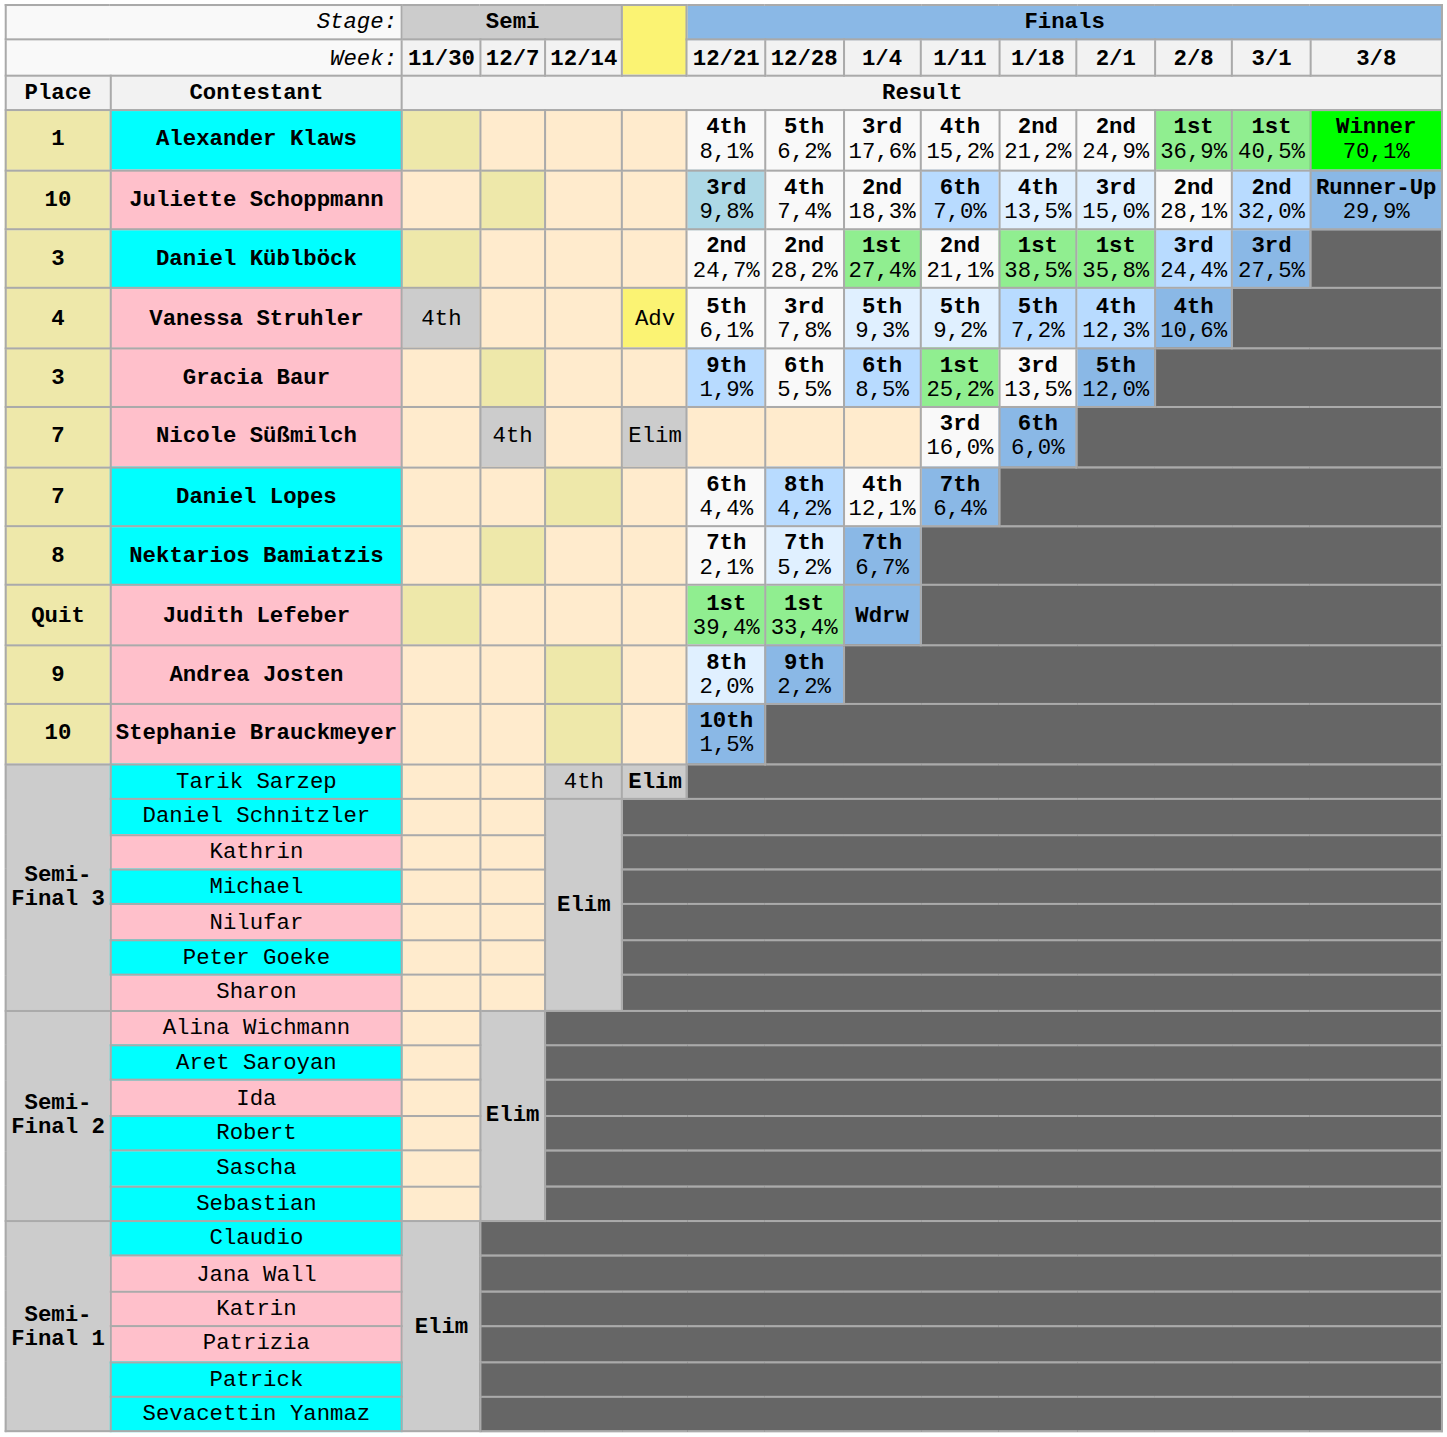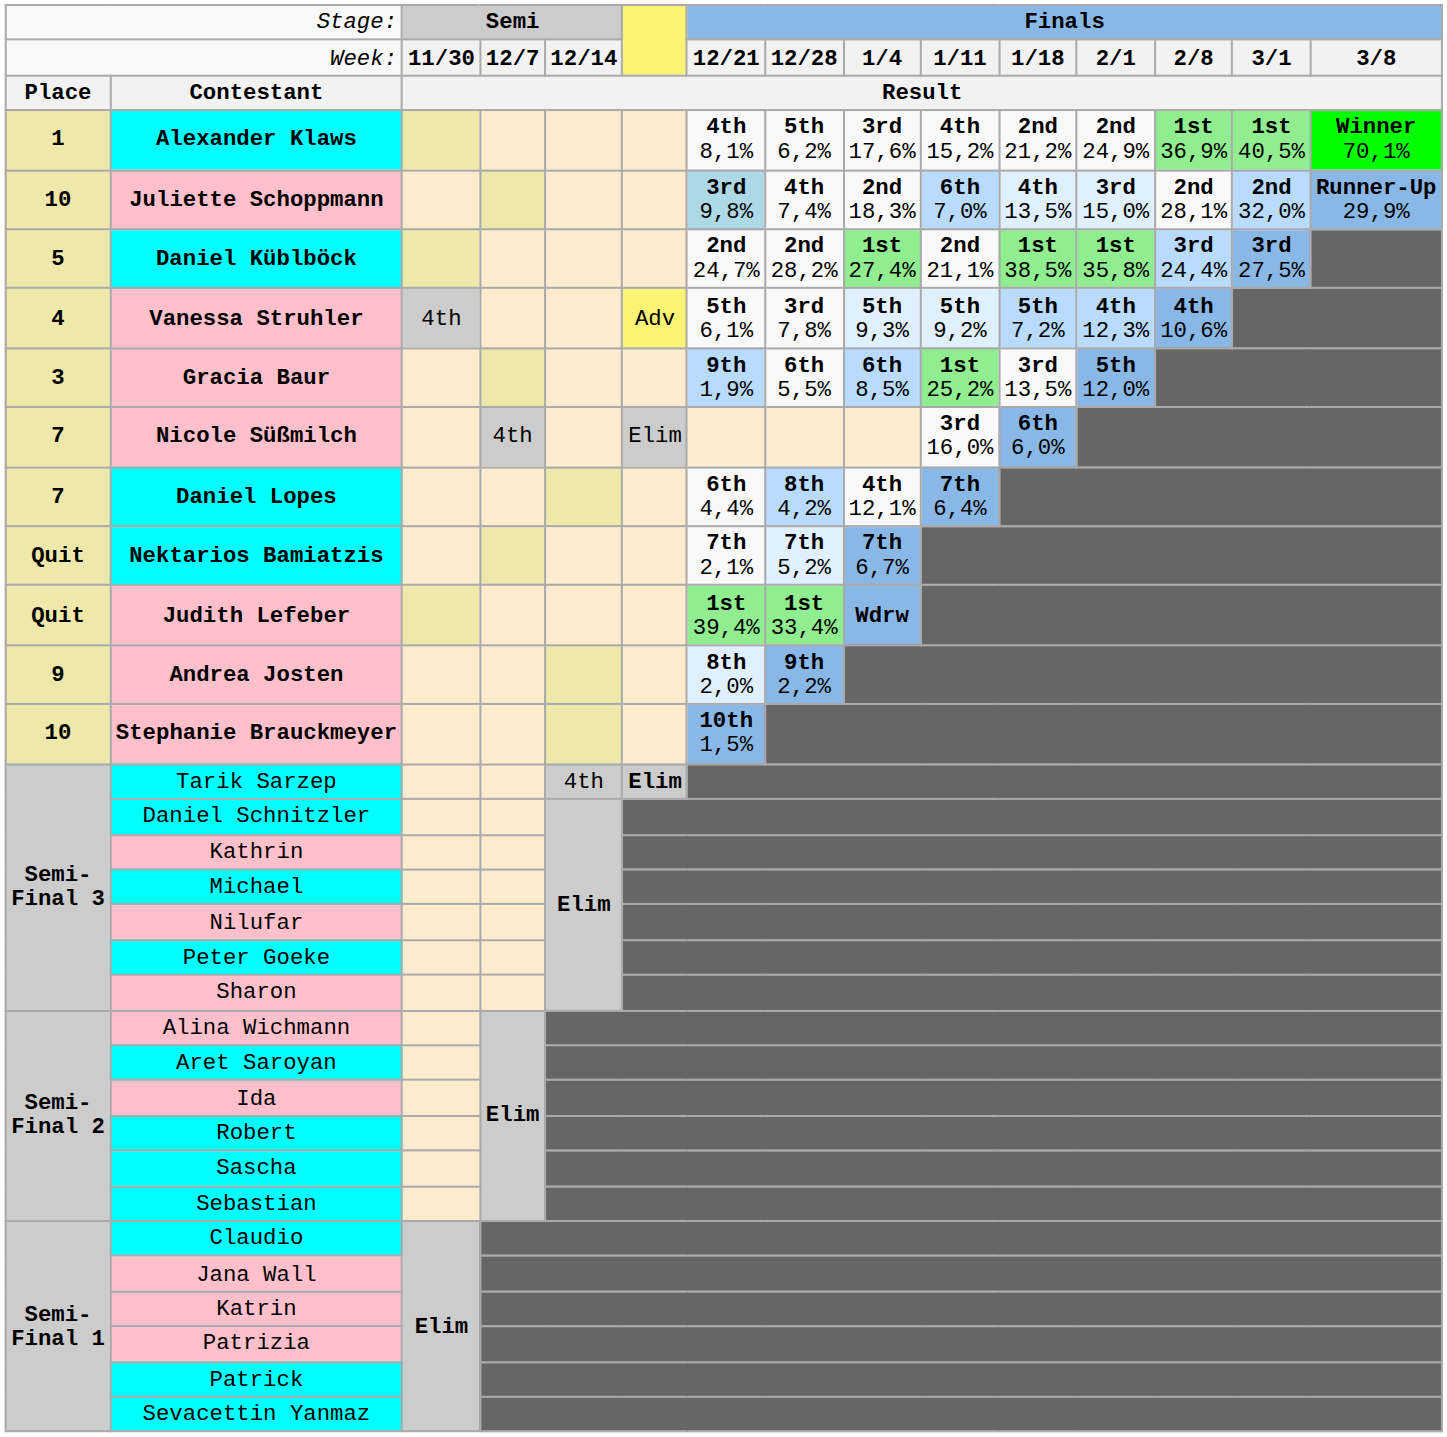(58, 259) 3 -> (58, 259) 5
(58, 556) 8 -> (58, 556) Quit
